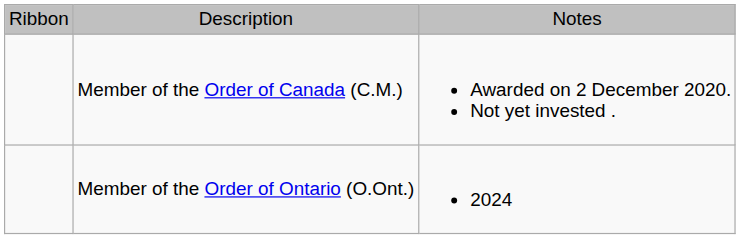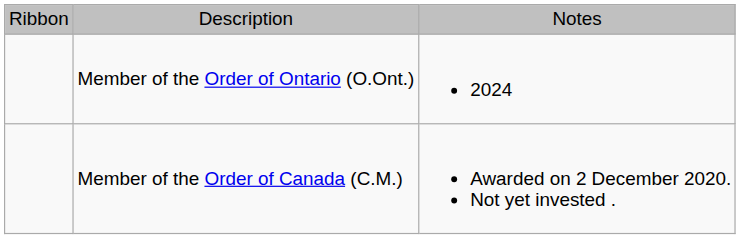rows swapped: (240, 89) <-> (246, 189)
